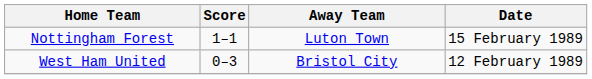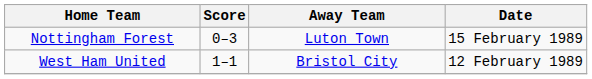(225, 39) 1–1 -> (225, 39) 0–3
(225, 62) 0–3 -> (225, 62) 1–1
